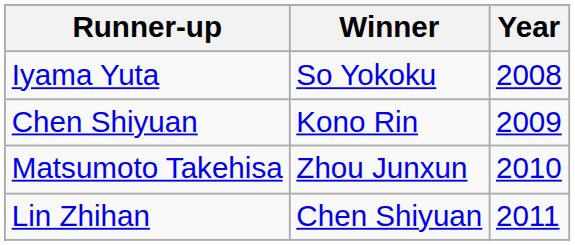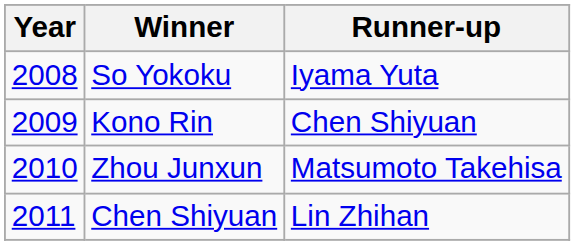columns swapped: (529, 27) <-> (147, 27)
